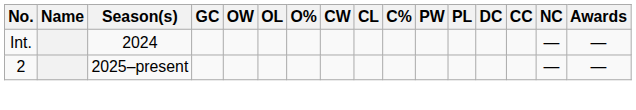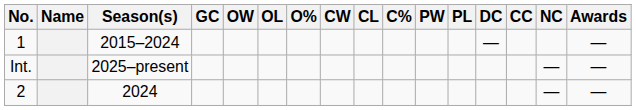+ row: (21, 42)
(140, 42) 2024 -> (140, 67) 2025–present
(140, 67) 2025–present -> (140, 92) 2024
